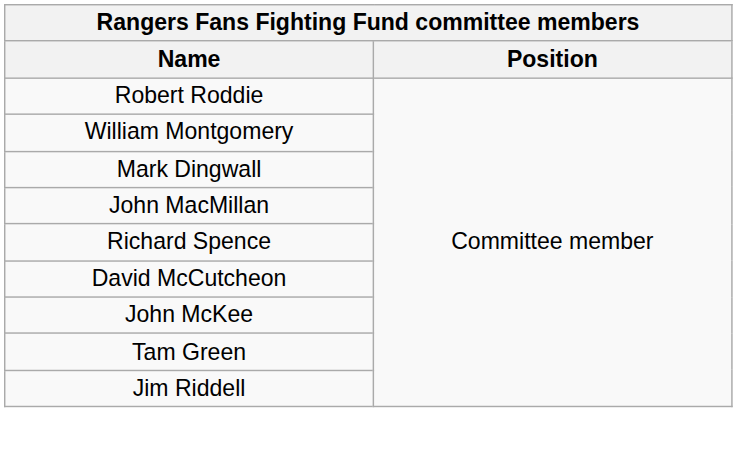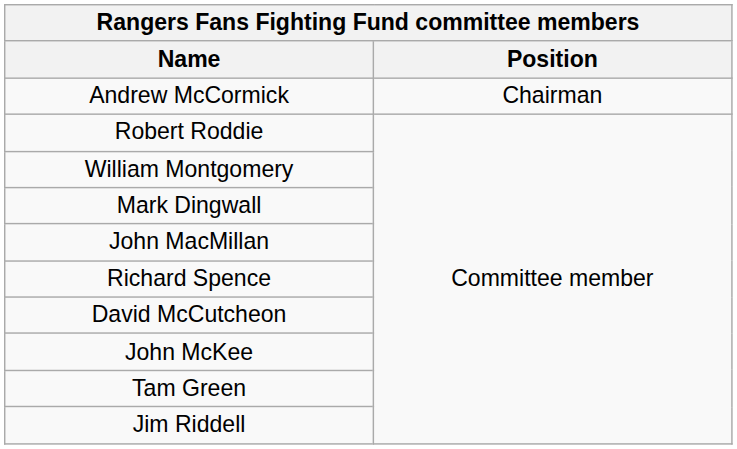+ row: (189, 95)
